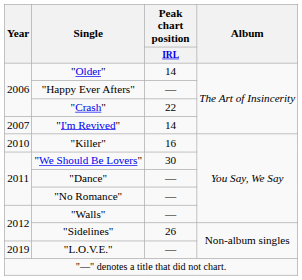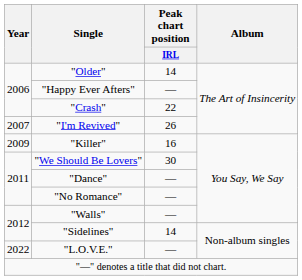(171, 125) 14 -> (171, 125) 26
(18, 143) 2010 -> (18, 143) 2009
(171, 231) 26 -> (171, 231) 14
(18, 249) 2019 -> (18, 249) 2022
